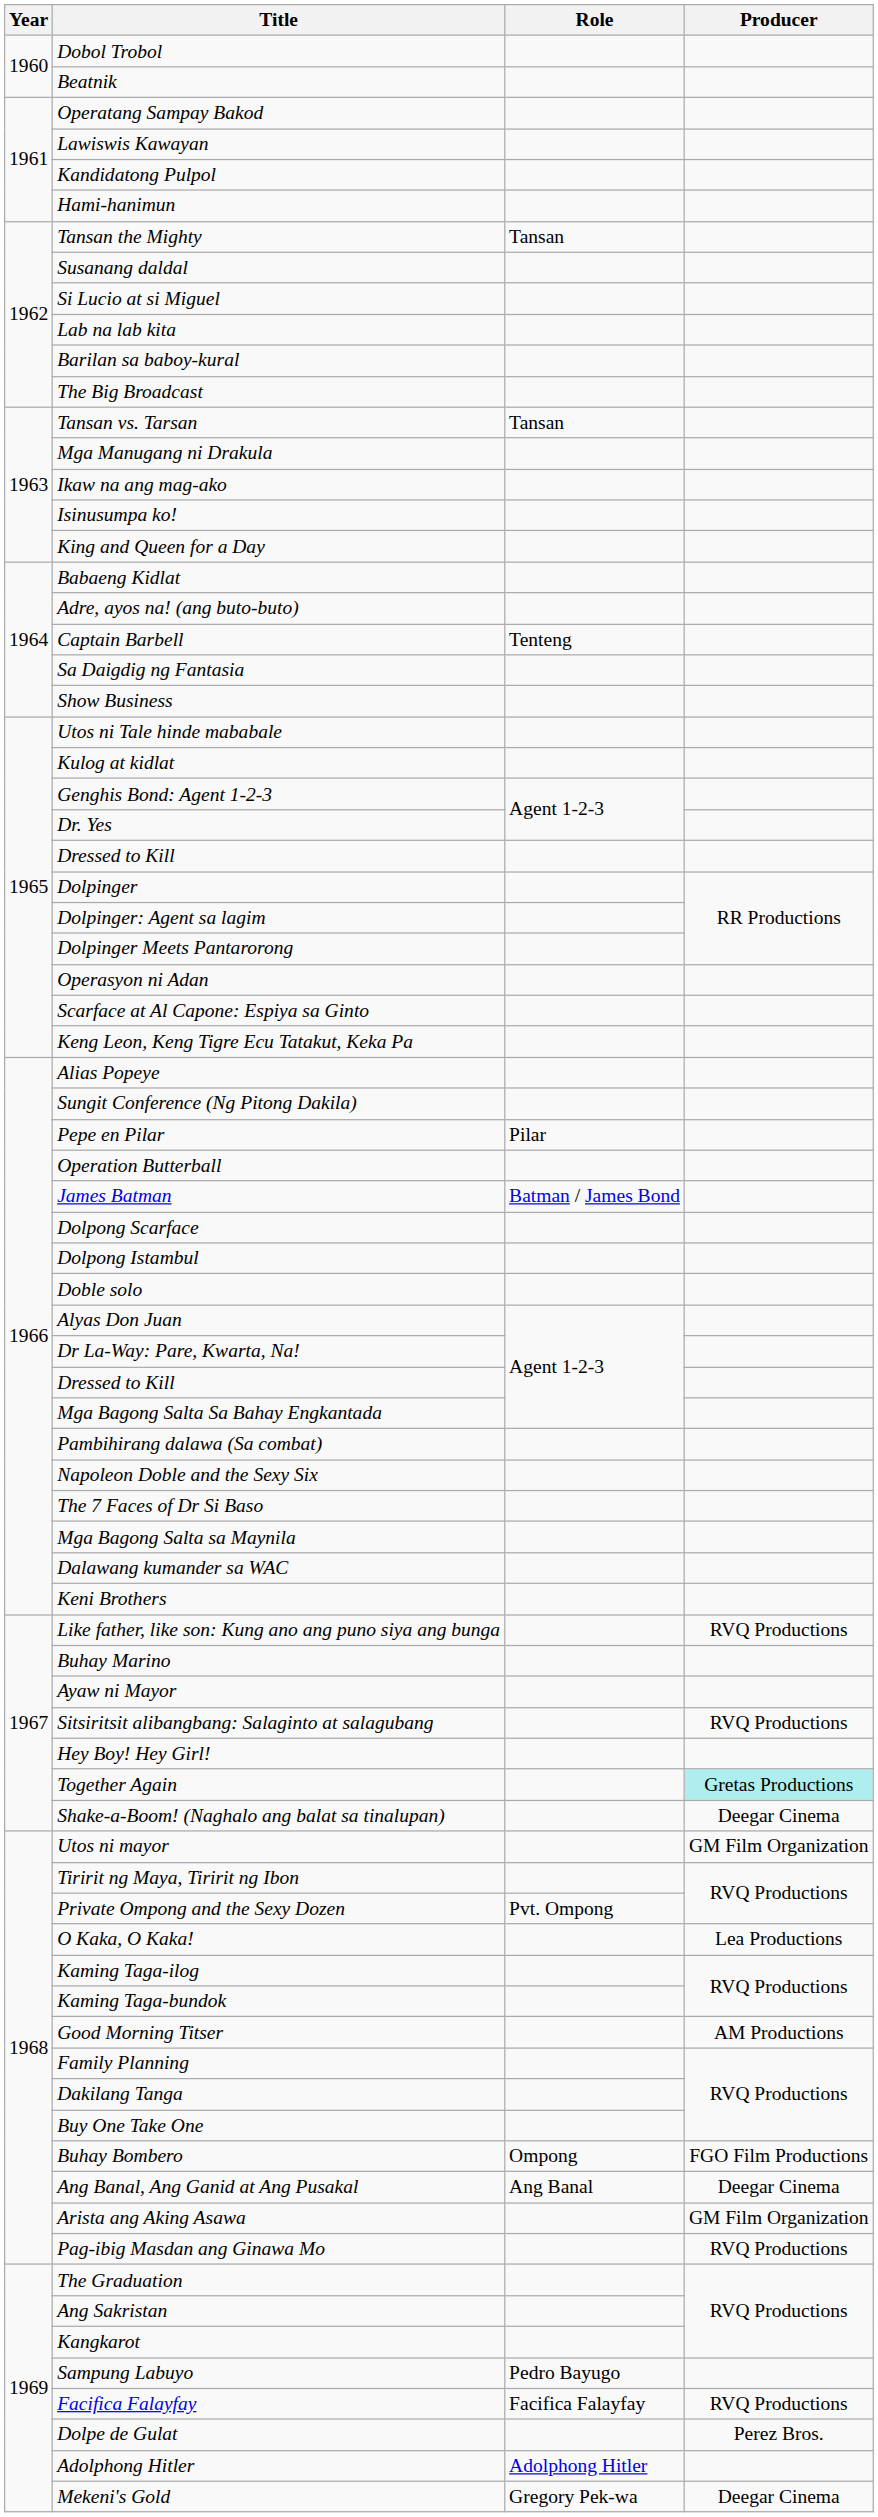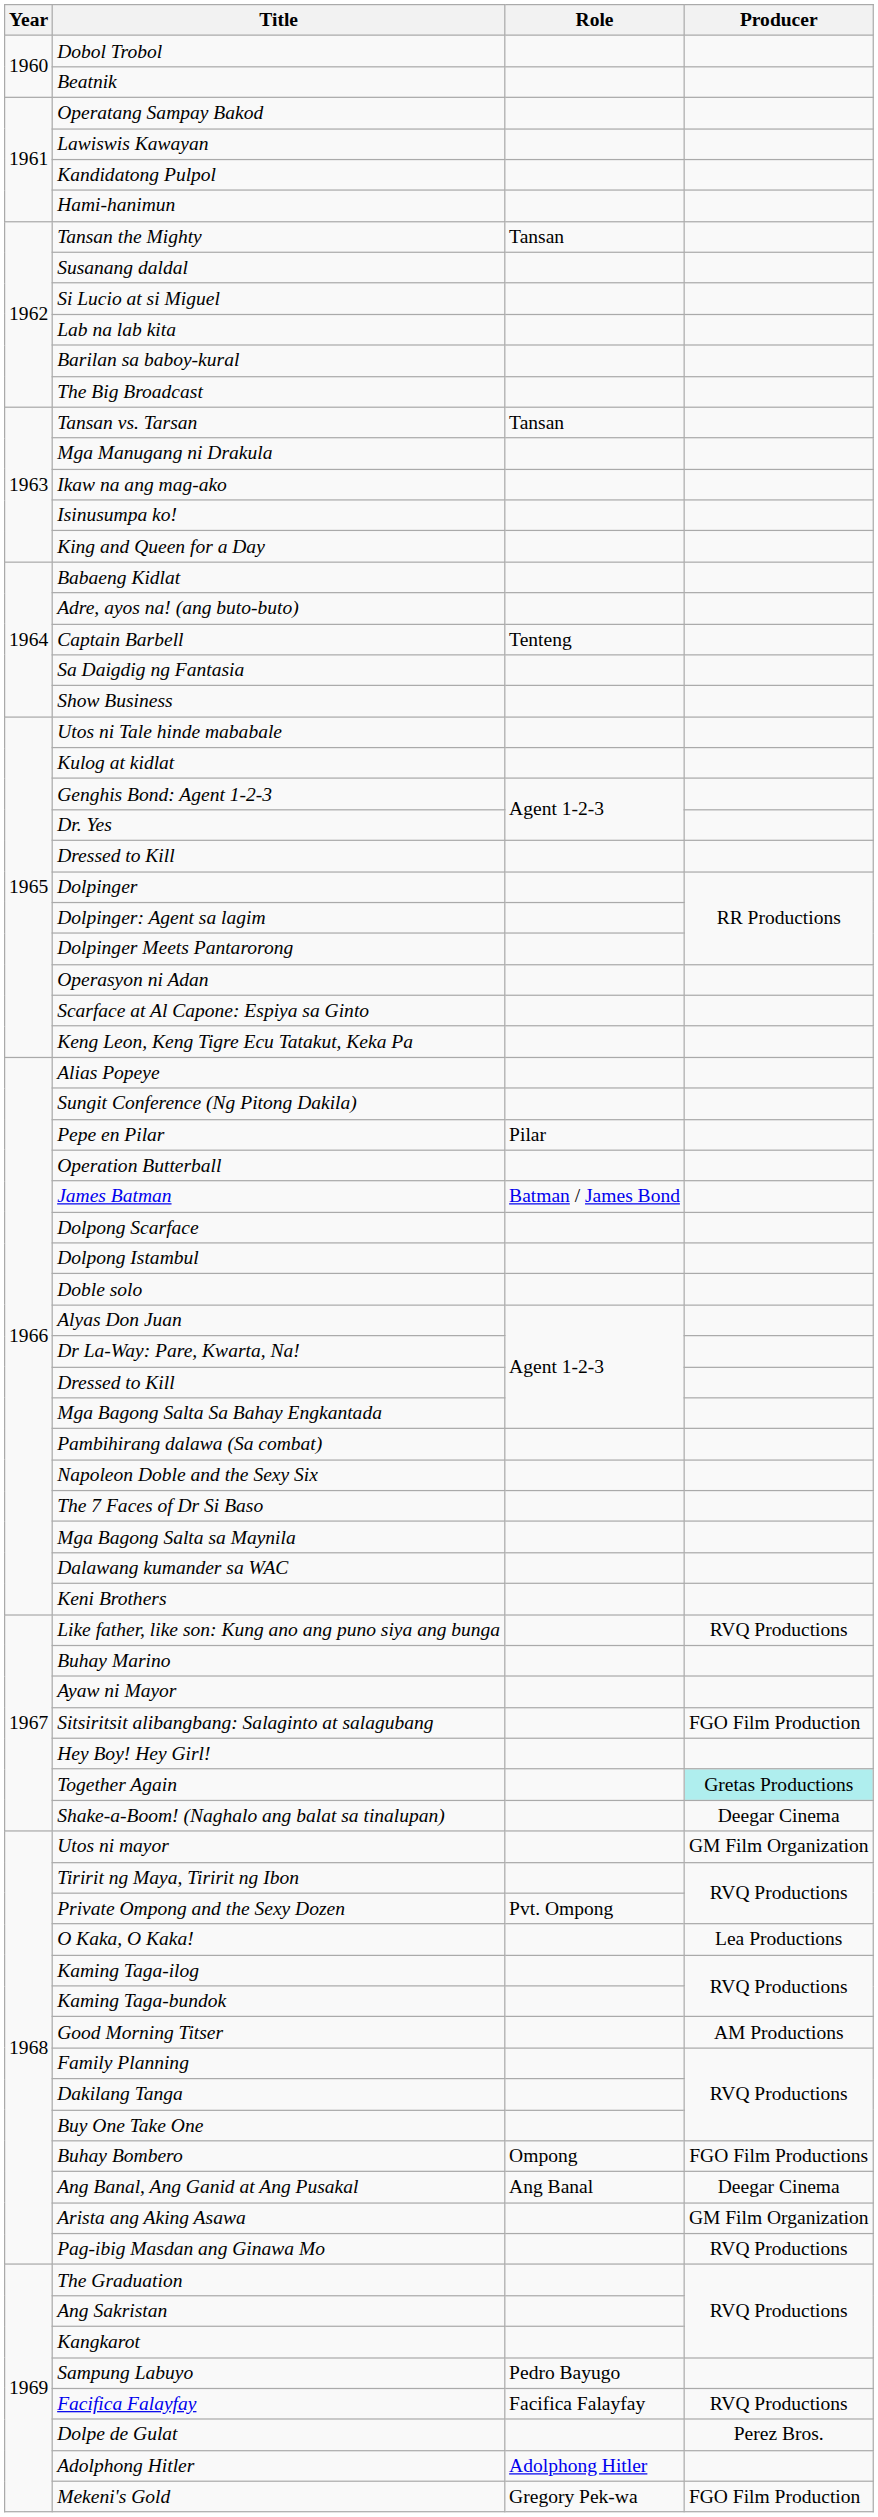(779, 1722) RVQ Productions -> (775, 1722) FGO Film Production
(779, 2496) Deegar Cinema -> (775, 2496) FGO Film Production
